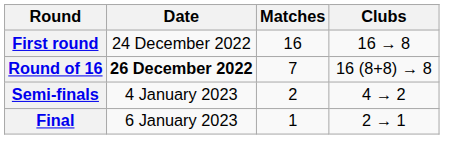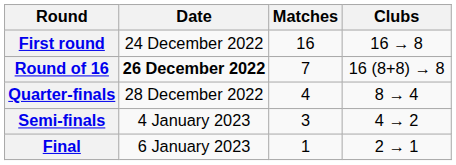+ row: (62, 95)
(293, 95) 2 -> (305, 120) 3
